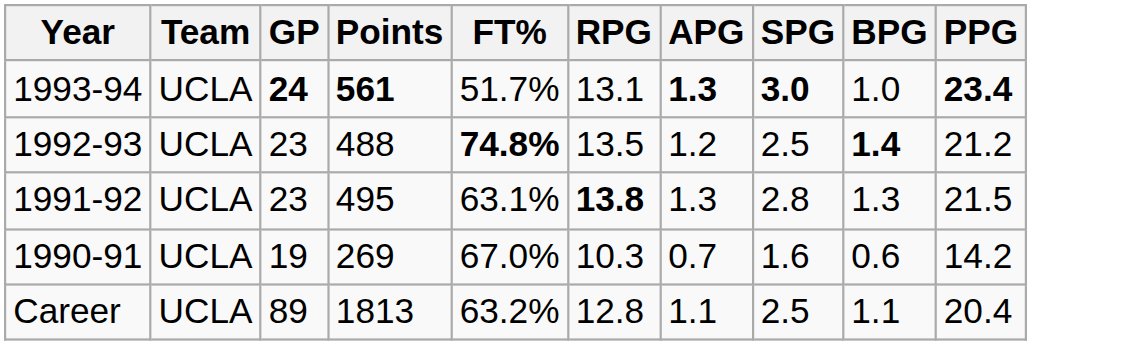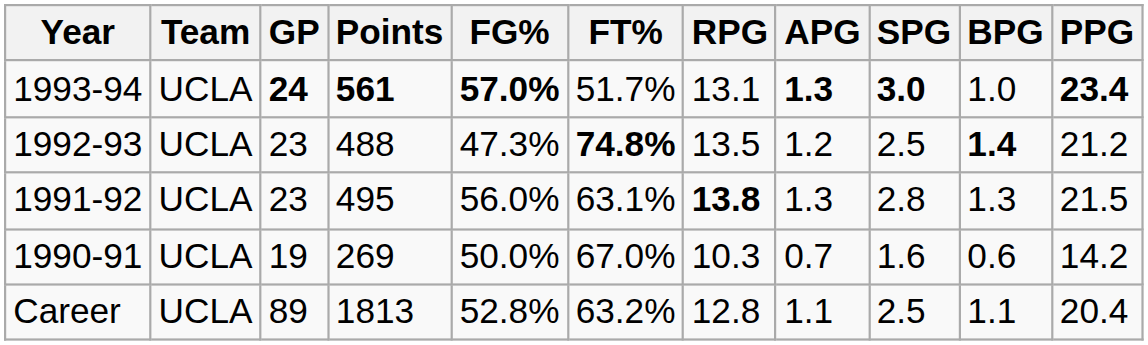+ column: (510, 32)
